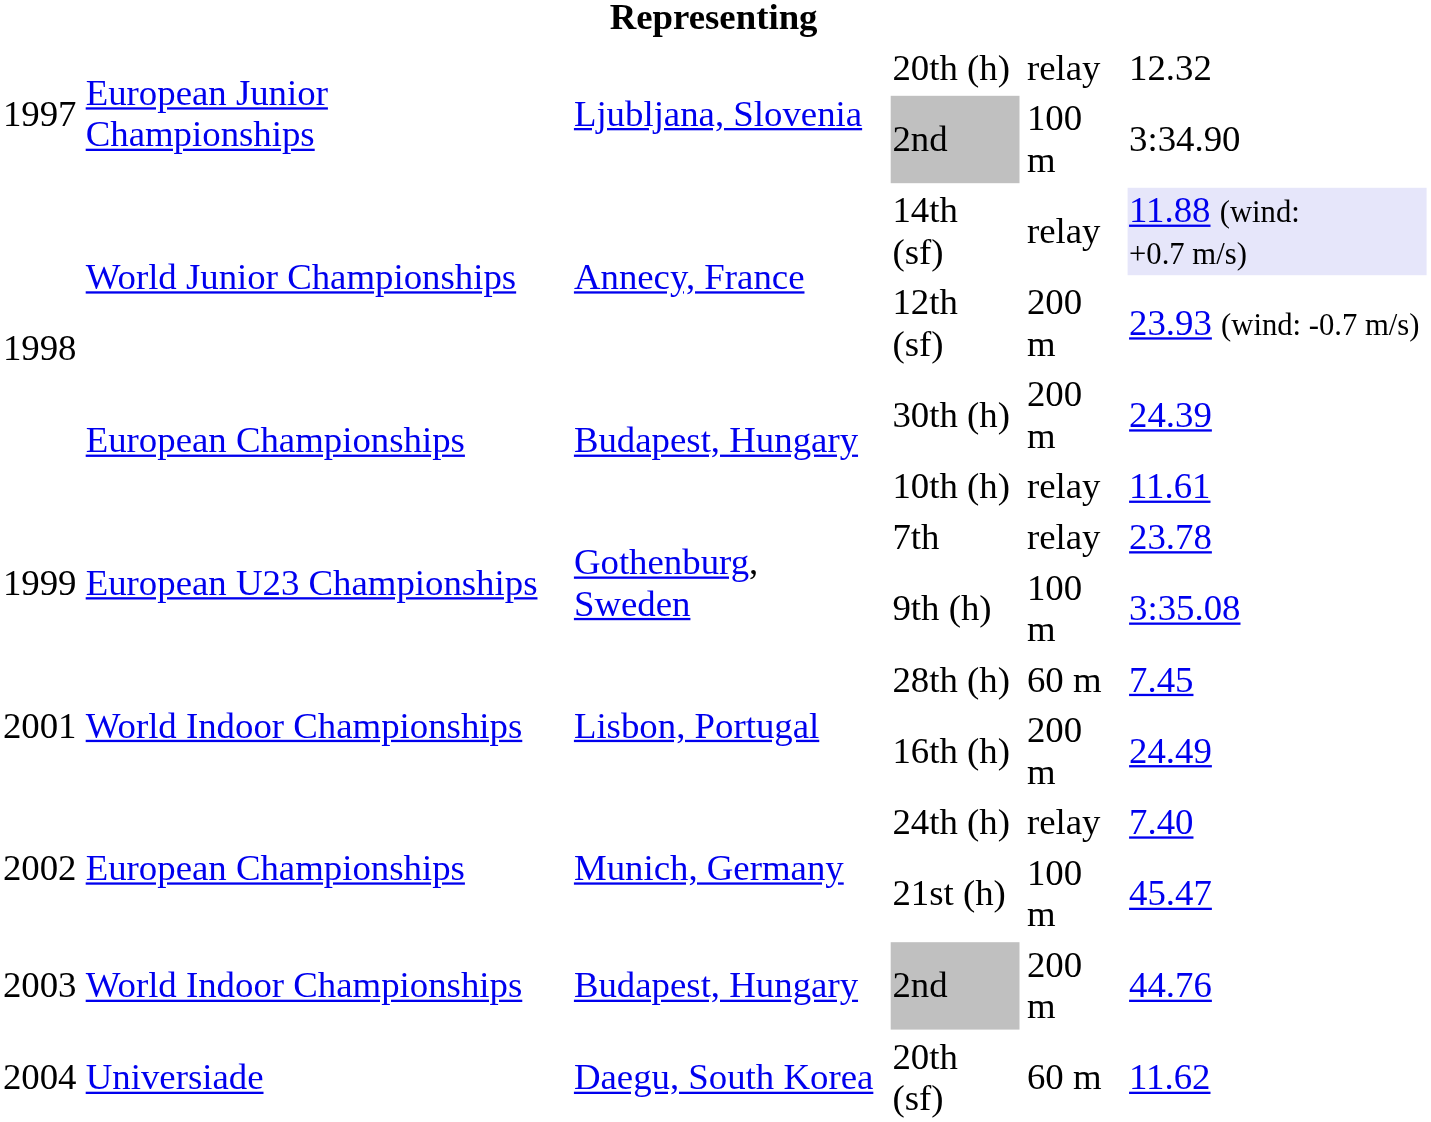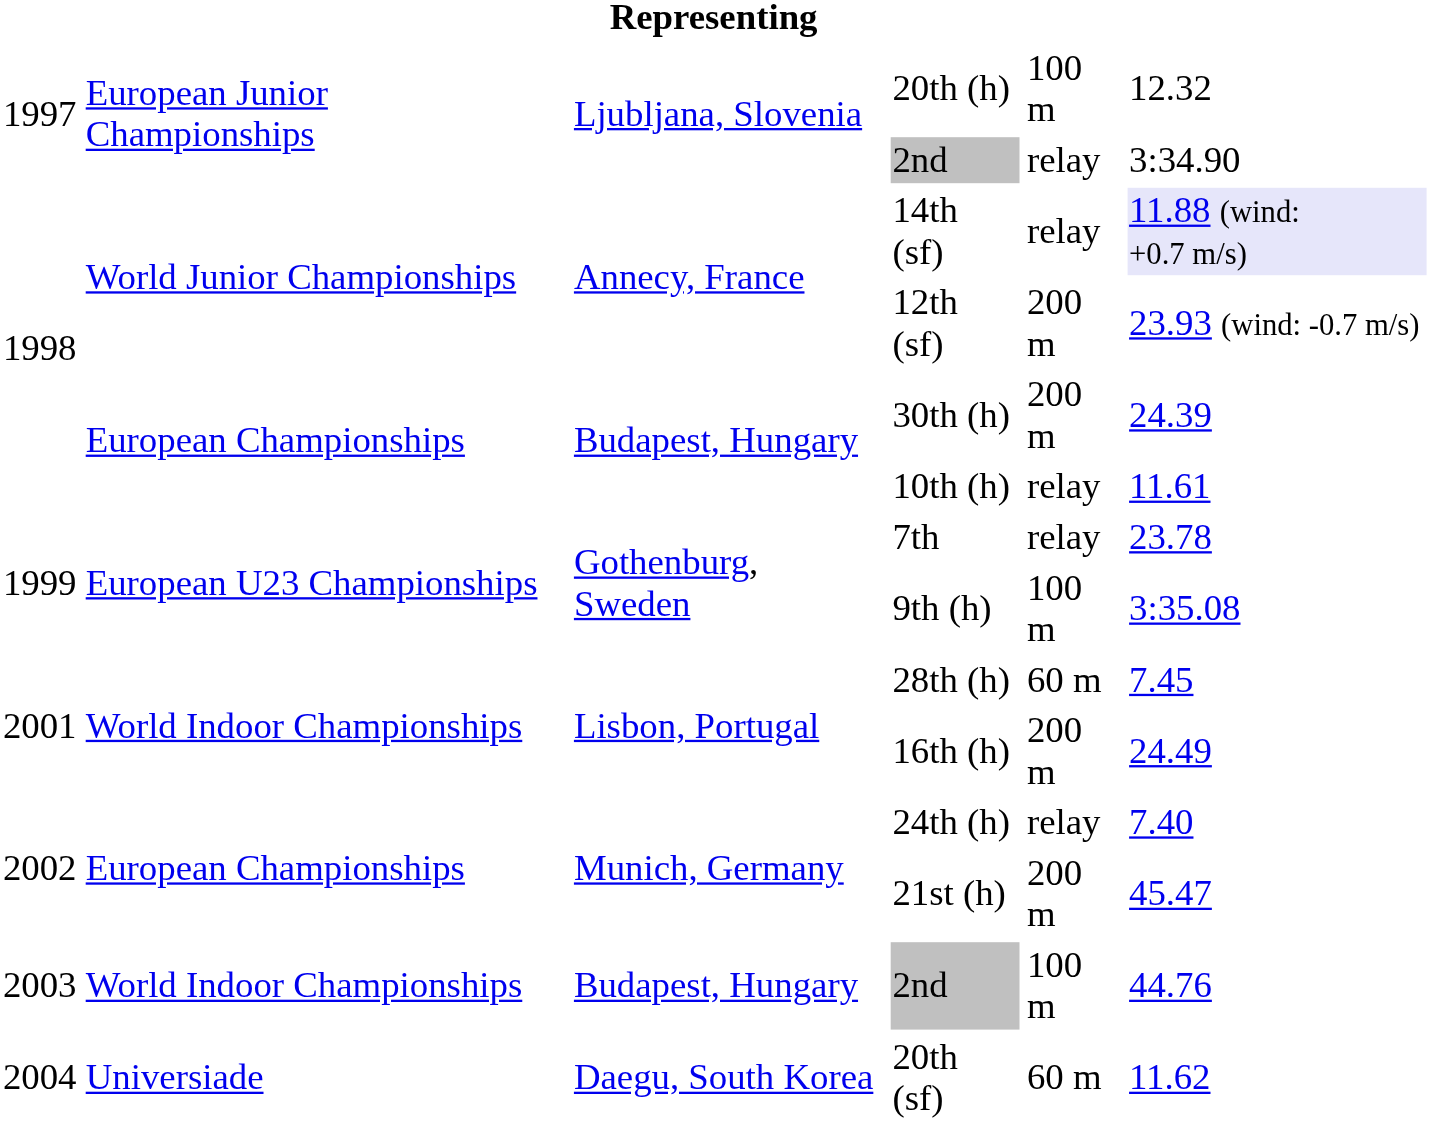(1064, 67) relay -> (1055, 88) 100 m
(1055, 138) 100 m -> (1064, 159) relay
(1055, 893) 100 m -> (1055, 893) 200 m
(1055, 985) 200 m -> (1055, 985) 100 m
